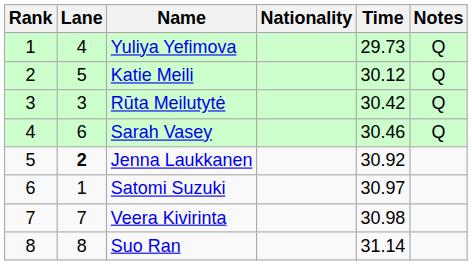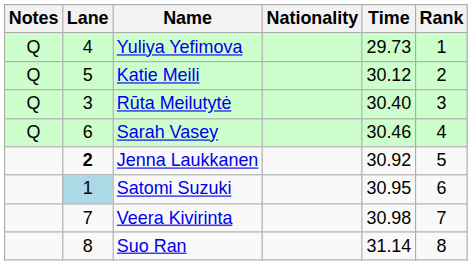columns swapped: (31, 18) <-> (438, 18)
(383, 103) 30.42 -> (389, 103) 30.40
(82, 189) no background -> (88, 189) lightblue background
(383, 189) 30.97 -> (389, 189) 30.95
